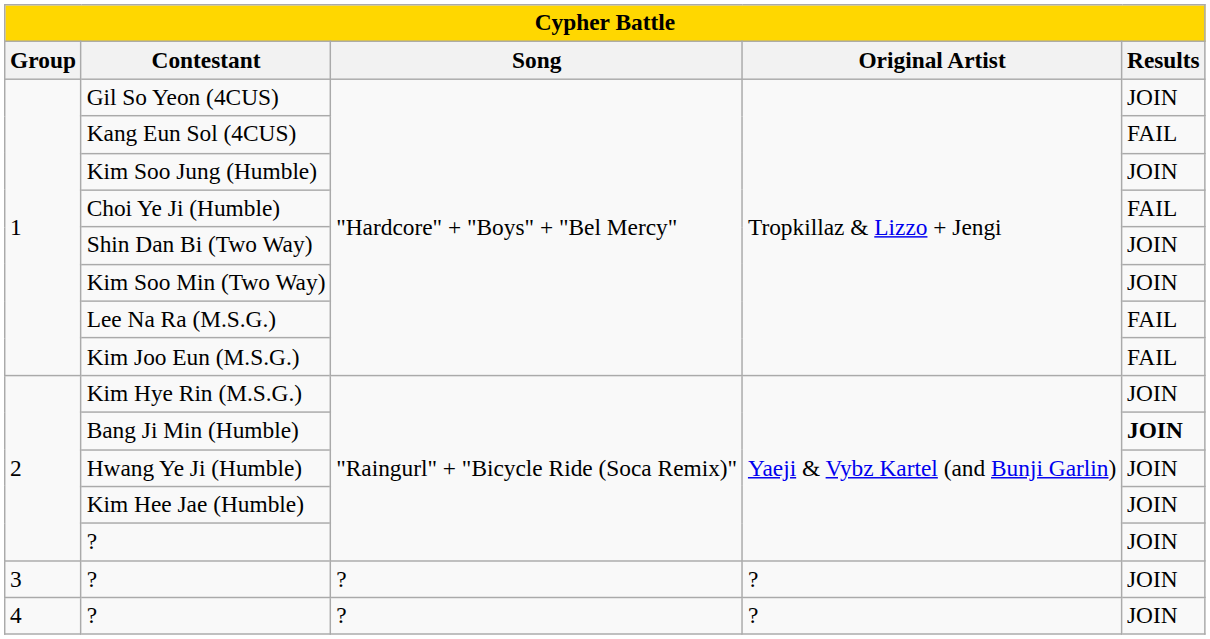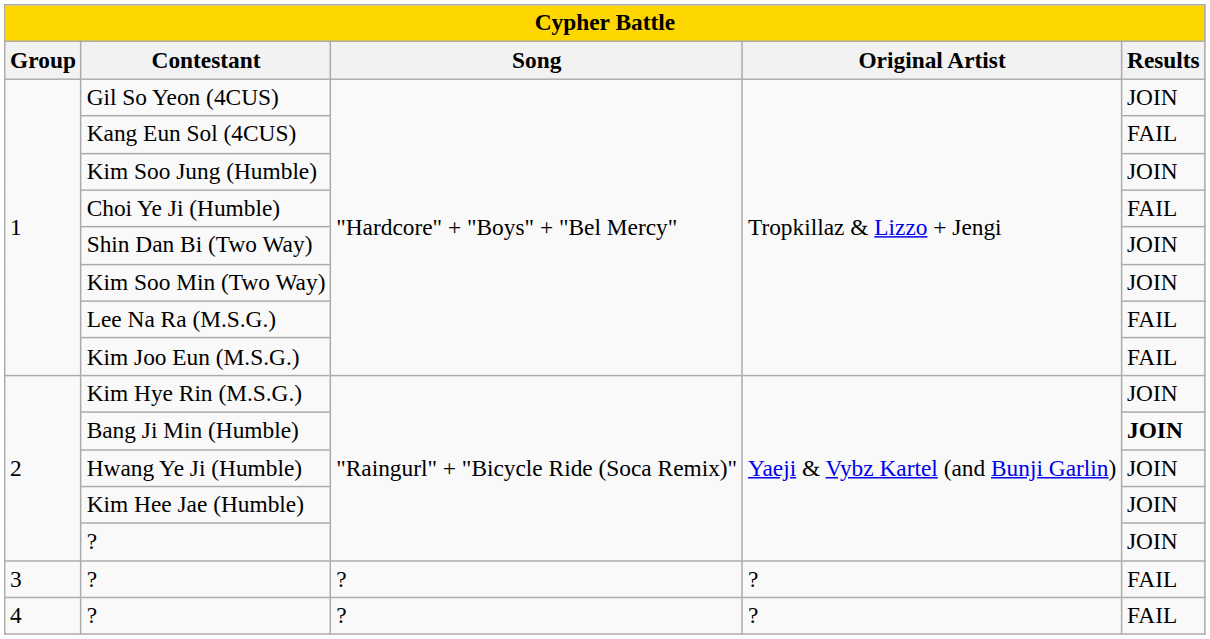(1152, 578) JOIN -> (1152, 578) FAIL
(1152, 615) JOIN -> (1152, 615) FAIL
